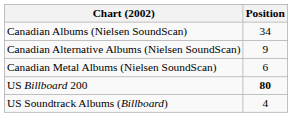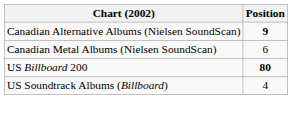- row: (97, 31)
(265, 49) normal -> (265, 31) bold
